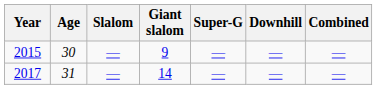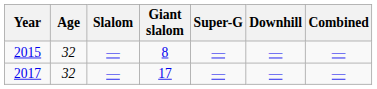(69, 52) 30 -> (69, 52) 32
(165, 52) 9 -> (165, 52) 8
(69, 73) 31 -> (69, 73) 32
(165, 73) 14 -> (165, 73) 17
